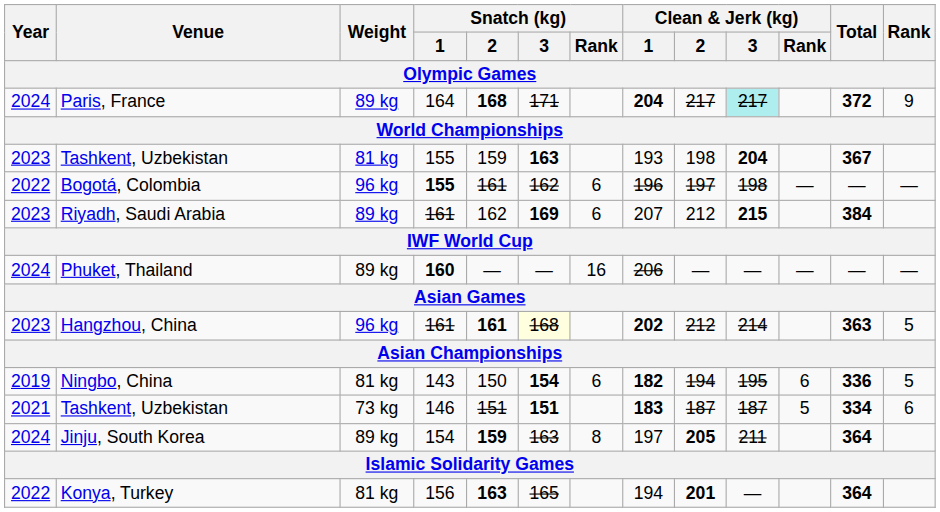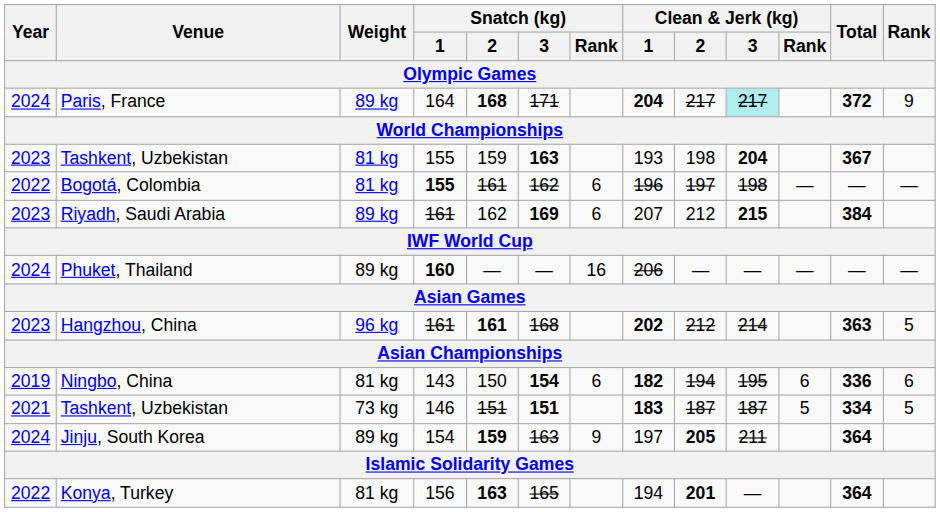(377, 185) 96 kg -> (377, 185) 81 kg
(544, 325) lightyellow background -> (544, 325) no background
(909, 381) 5 -> (909, 381) 6
(909, 409) 6 -> (909, 409) 5
(596, 437) 8 -> (596, 437) 9
